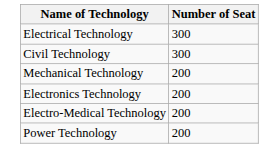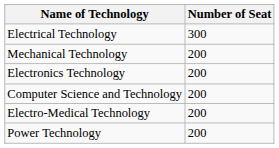- row: (67, 53)
+ row: (95, 93)
